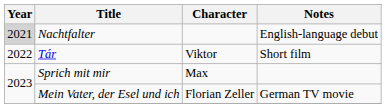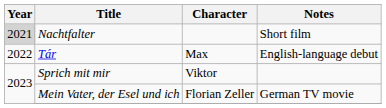(319, 34) English-language debut -> (285, 34) Short film
(201, 53) Viktor -> (197, 53) Max
(285, 53) Short film -> (319, 53) English-language debut
(197, 73) Max -> (201, 73) Viktor
